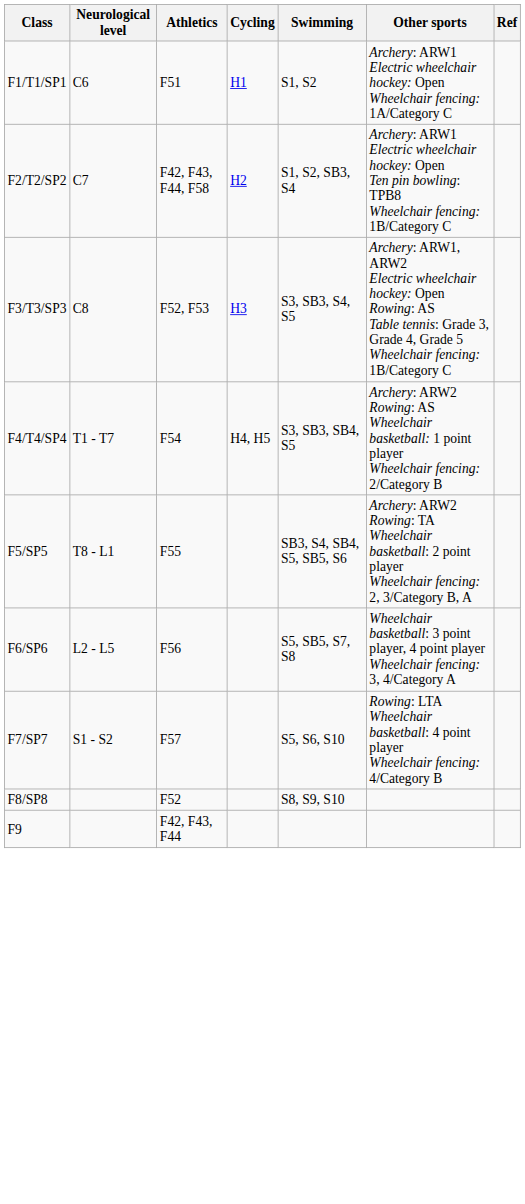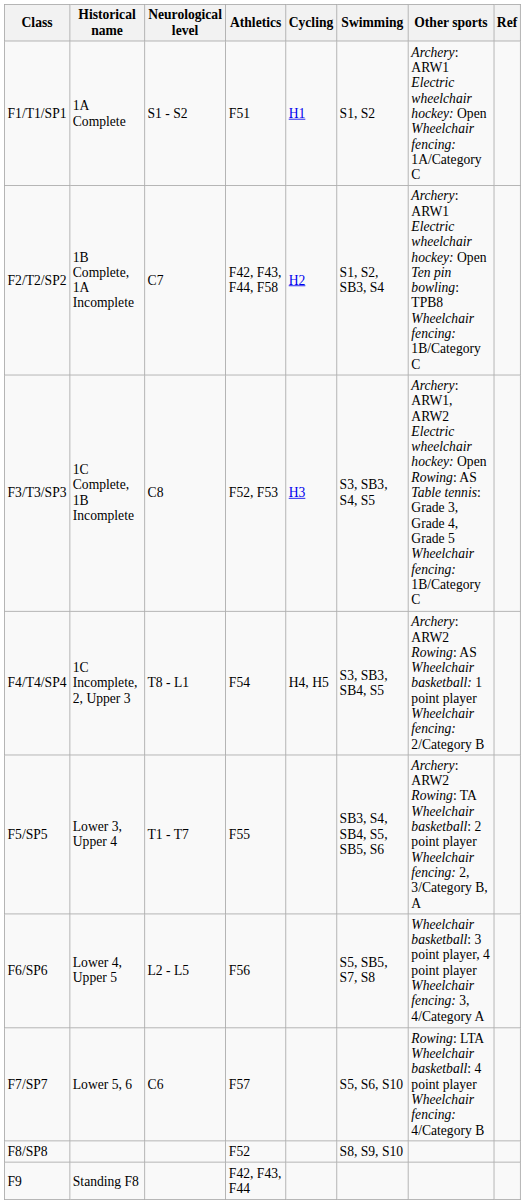+ column: (107, 22)
(81, 82) C6 -> (168, 113) S1 - S2
(93, 438) T1 - T7 -> (168, 682) T8 - L1
(94, 551) T8 - L1 -> (168, 834) T1 - T7
(93, 740) S1 - S2 -> (155, 1084) C6
